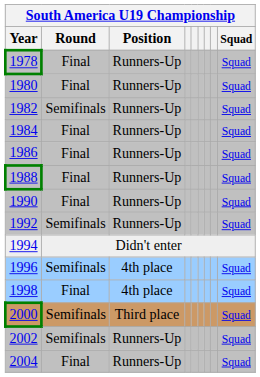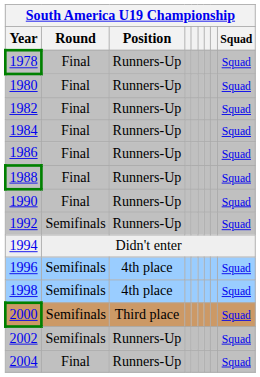(76, 108) Semifinals -> (76, 108) Final
(76, 291) Final -> (76, 291) Semifinals
